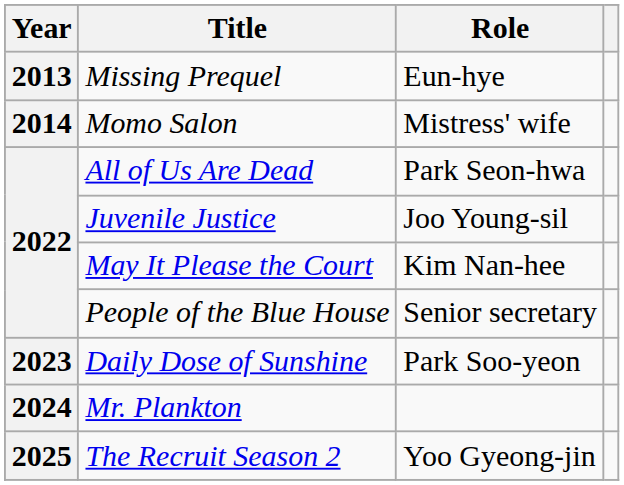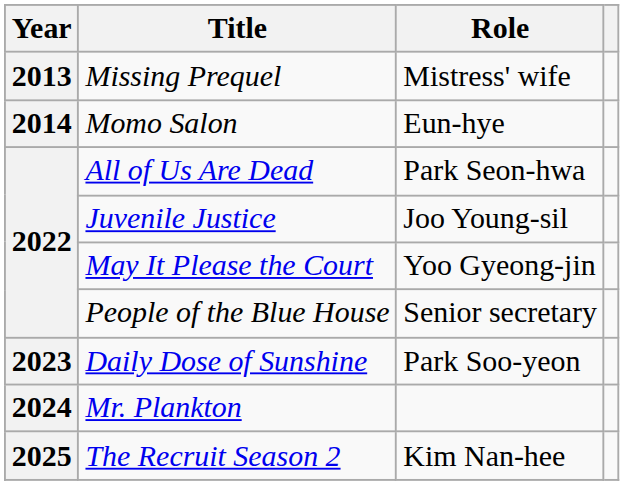(454, 75) Eun-hye -> (487, 75) Mistress' wife
(487, 123) Mistress' wife -> (454, 123) Eun-hye
(484, 265) Kim Nan-hee -> (500, 265) Yoo Gyeong-jin
(500, 455) Yoo Gyeong-jin -> (484, 455) Kim Nan-hee
